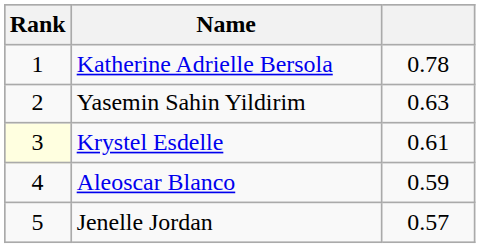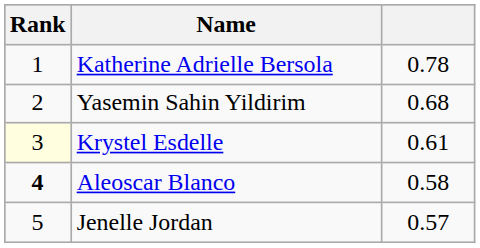(428, 103) 0.63 -> (428, 103) 0.68
(38, 181) normal -> (38, 181) bold
(428, 181) 0.59 -> (428, 181) 0.58
